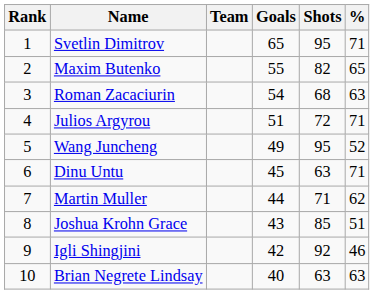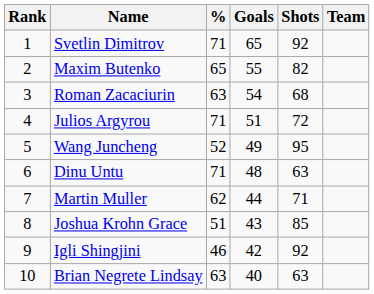columns swapped: (229, 17) <-> (357, 17)
(322, 43) 95 -> (300, 43) 92
(276, 172) 45 -> (254, 172) 48
